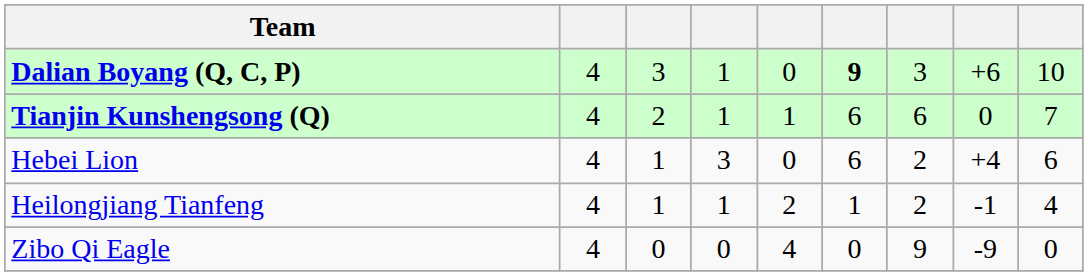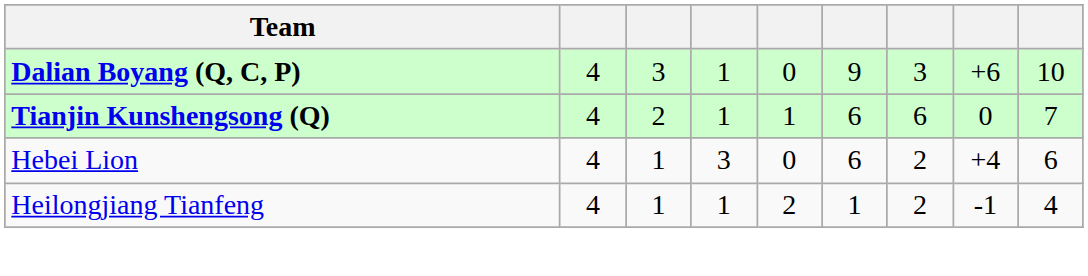(855, 71) bold -> (855, 71) normal
- row: (91, 248)
